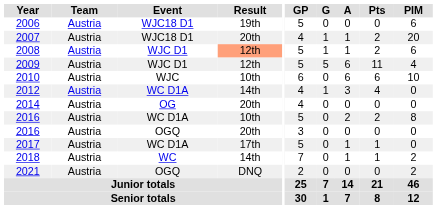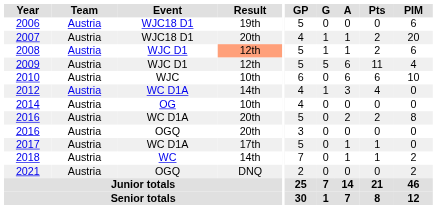(250, 104) 20th -> (250, 104) 10th
(250, 118) 10th -> (250, 118) 20th
